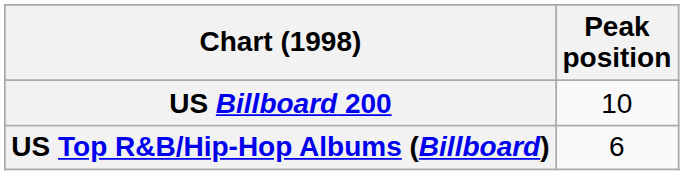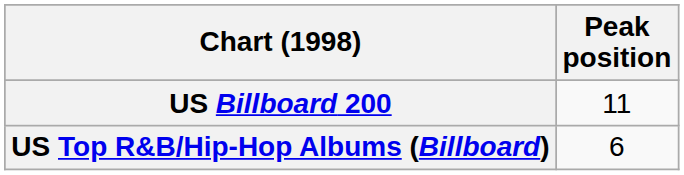(617, 102) 10 -> (617, 102) 11
